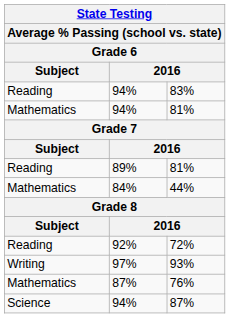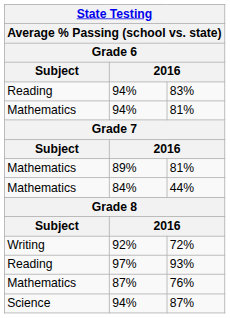(30, 168) Reading -> (42, 168) Mathematics
(30, 245) Reading -> (26, 245) Writing
(26, 264) Writing -> (30, 264) Reading
